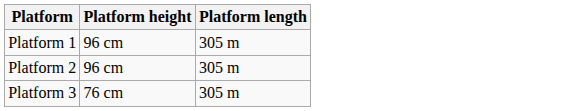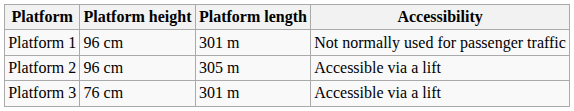+ column: (440, 17)
(219, 42) 305 m -> (219, 42) 301 m
(219, 93) 305 m -> (219, 93) 301 m
